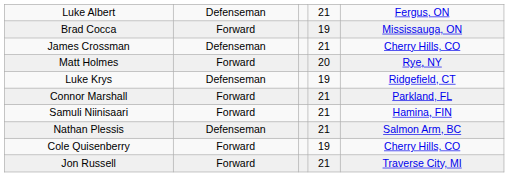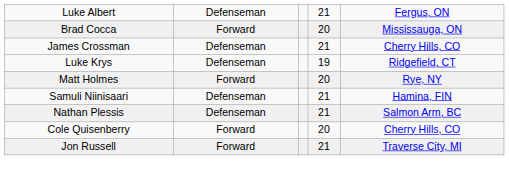(324, 29) 19 -> (324, 29) 20
rows swapped: (89, 63) <-> (89, 79)
- row: (89, 96)
(236, 113) Forward -> (236, 96) Defenseman
(324, 146) 19 -> (324, 130) 20
